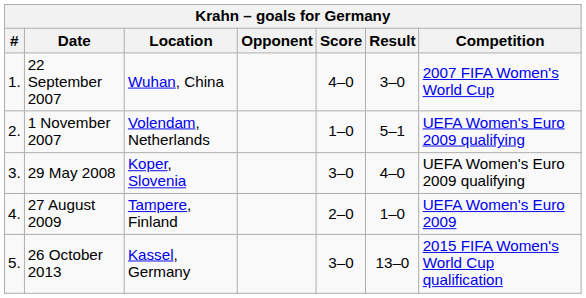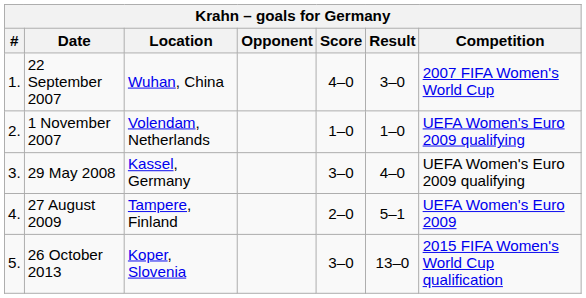(392, 131) 5–1 -> (392, 131) 1–0
(157, 172) Koper, Slovenia -> (159, 172) Kassel, Germany
(392, 214) 1–0 -> (392, 214) 5–1
(159, 263) Kassel, Germany -> (157, 263) Koper, Slovenia
